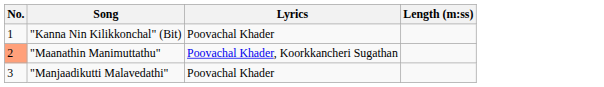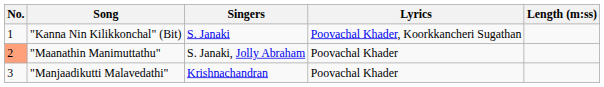+ column: (246, 14)
(231, 34) Poovachal Khader -> (416, 34) Poovachal Khader, Koorkkancheri Sugathan
(292, 53) Poovachal Khader, Koorkkancheri Sugathan -> (354, 53) Poovachal Khader
